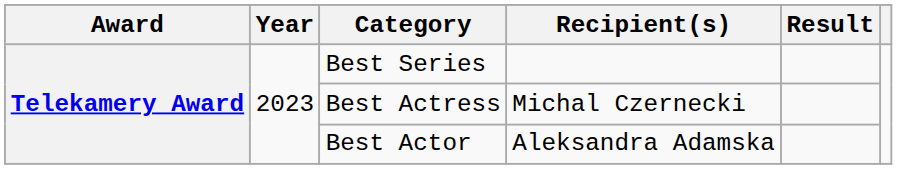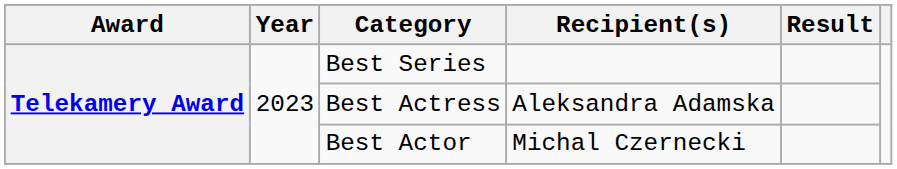(629, 104) Michal Czernecki -> (644, 104) Aleksandra Adamska
(644, 144) Aleksandra Adamska -> (629, 144) Michal Czernecki
